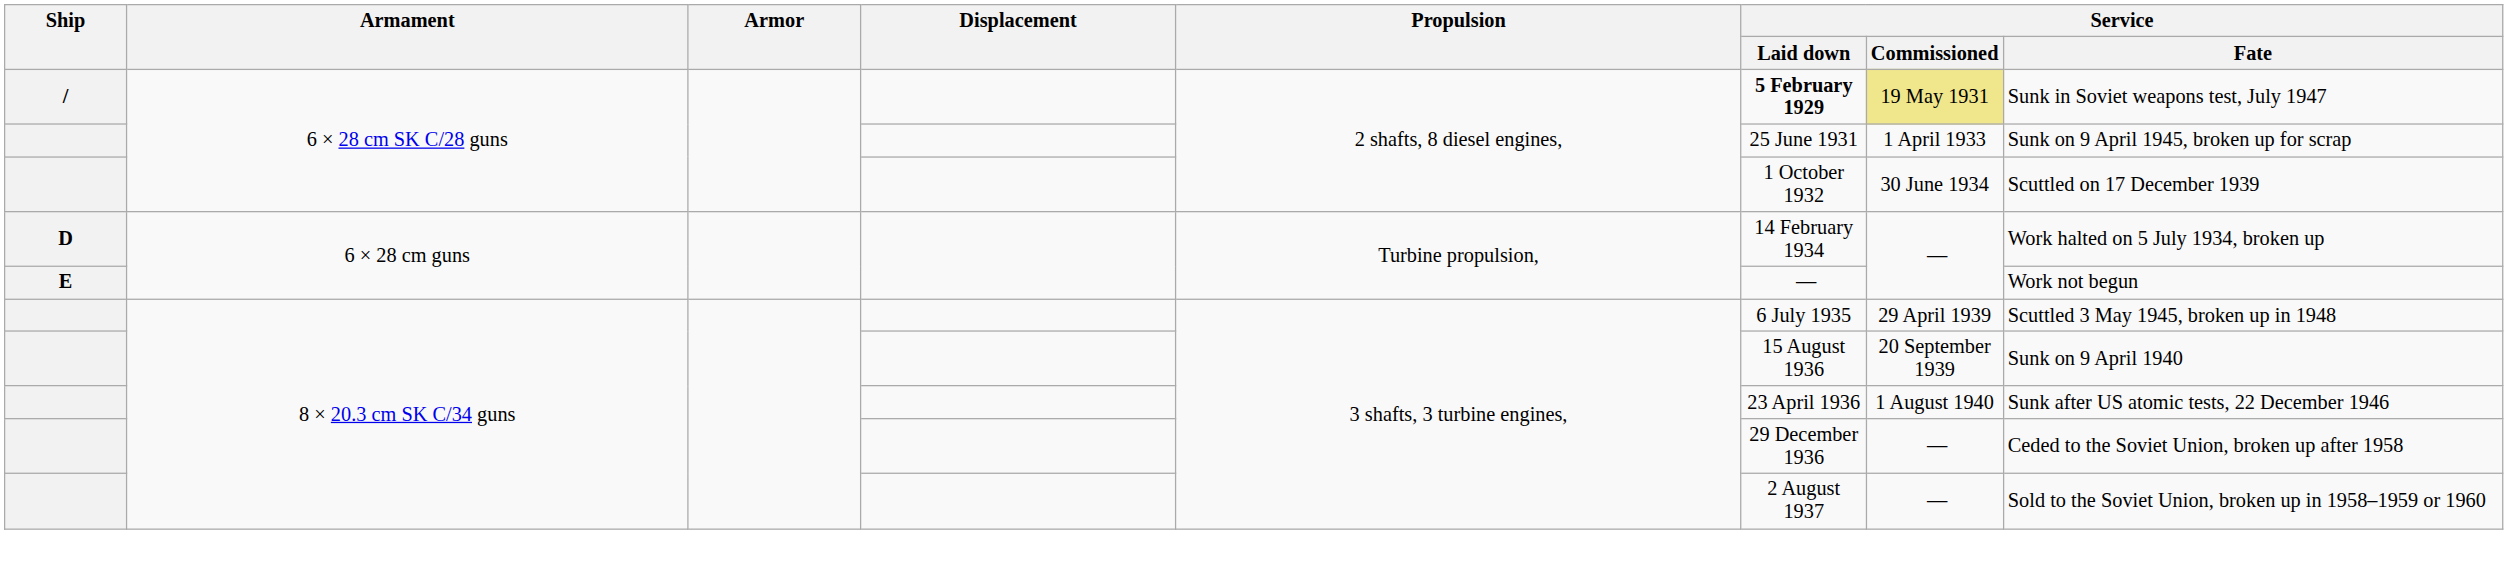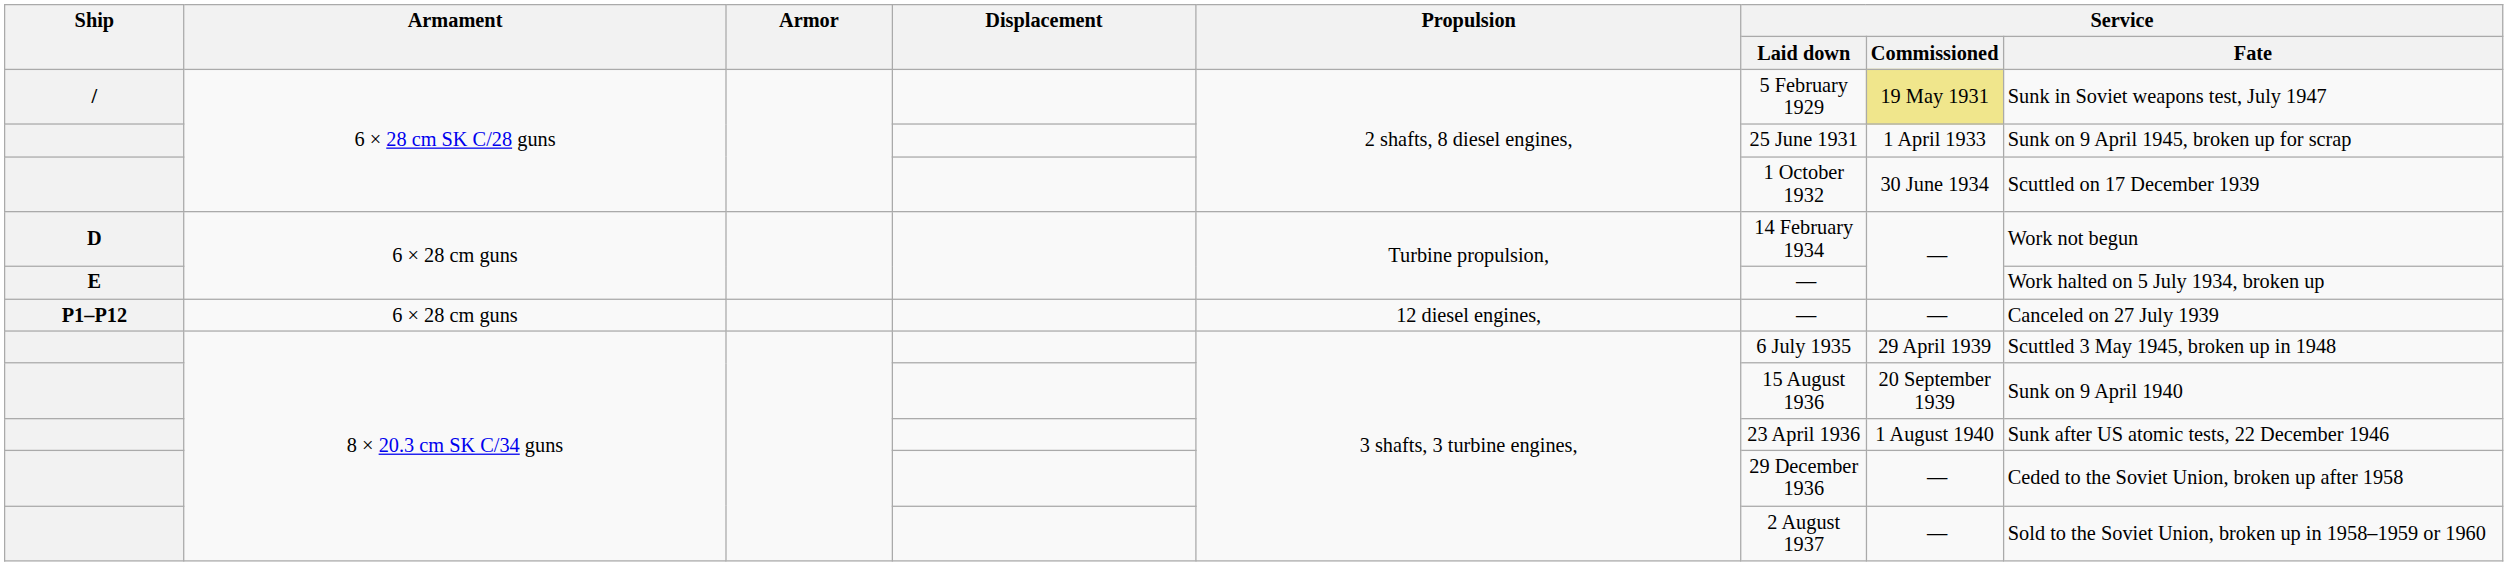(1804, 96) bold -> (1804, 96) normal
(2166, 238) Work halted on 5 July 1934, broken up -> (2073, 238) Work not begun
(2073, 282) Work not begun -> (2166, 282) Work halted on 5 July 1934, broken up
+ row: (94, 314)
